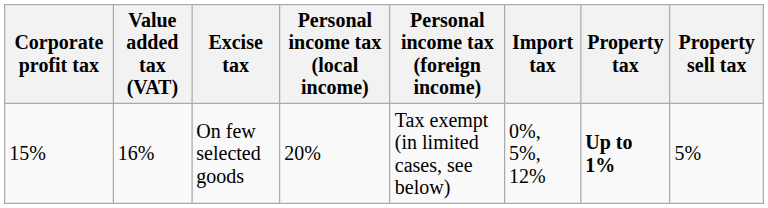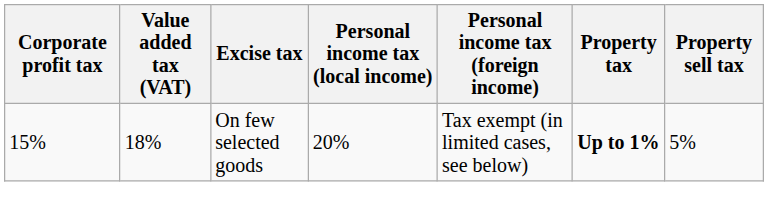- column: (543, 54)
(136, 153) 16% -> (143, 142) 18%
